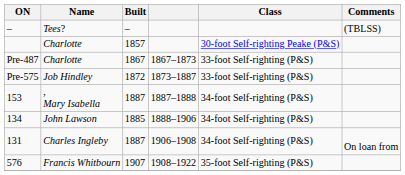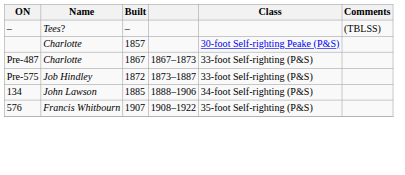- row: (14, 98)
- row: (14, 141)
